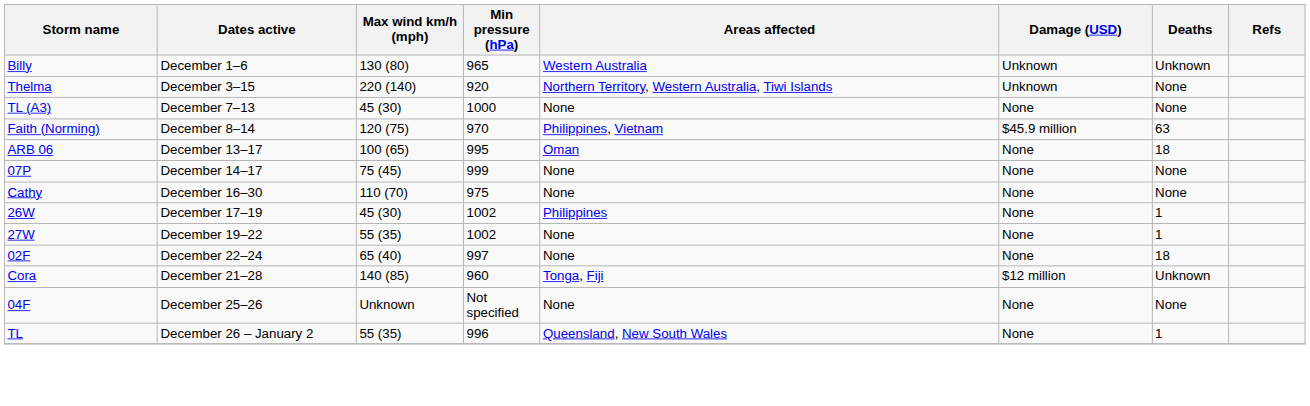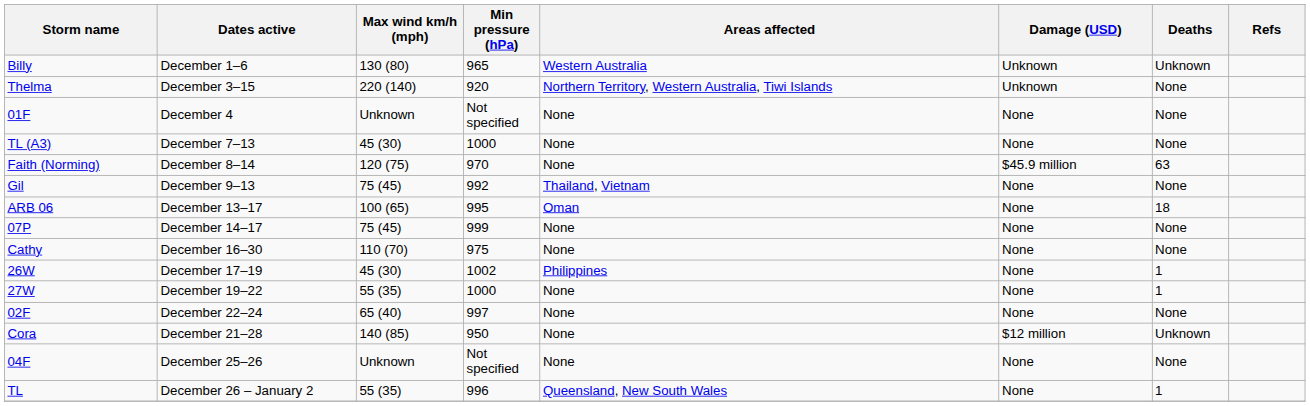+ row: (19, 115)
(603, 129) Philippines, Vietnam -> (559, 165) None
+ row: (16, 186)
(481, 234) 1002 -> (481, 291) 1000
(1162, 255) 18 -> (1171, 312) None
(478, 276) 960 -> (478, 333) 950
(573, 276) Tonga, Fiji -> (559, 333) None
